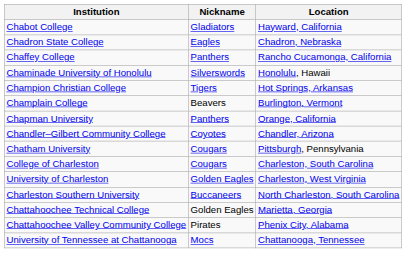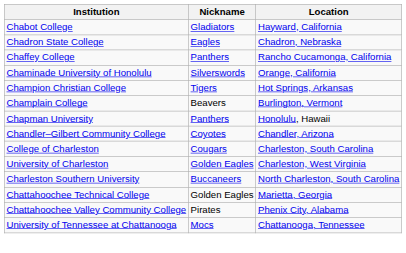(294, 73) Honolulu, Hawaii -> (297, 73) Orange, California
(297, 118) Orange, California -> (294, 118) Honolulu, Hawaii
- row: (48, 149)
